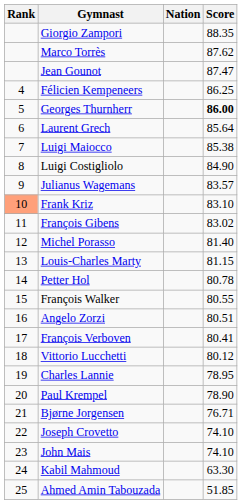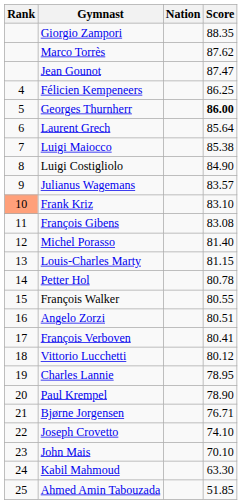(220, 223) 83.02 -> (220, 223) 83.08
(220, 451) 74.10 -> (220, 451) 70.10
